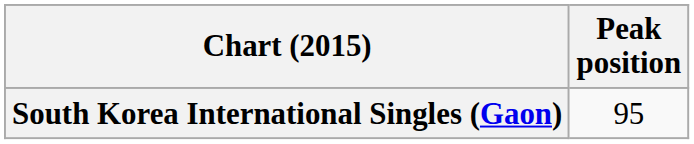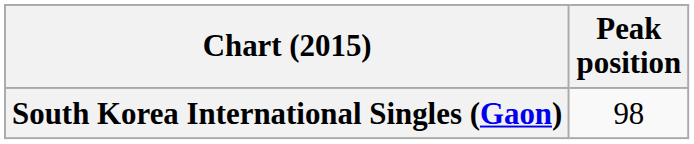(629, 112) 95 -> (629, 112) 98
